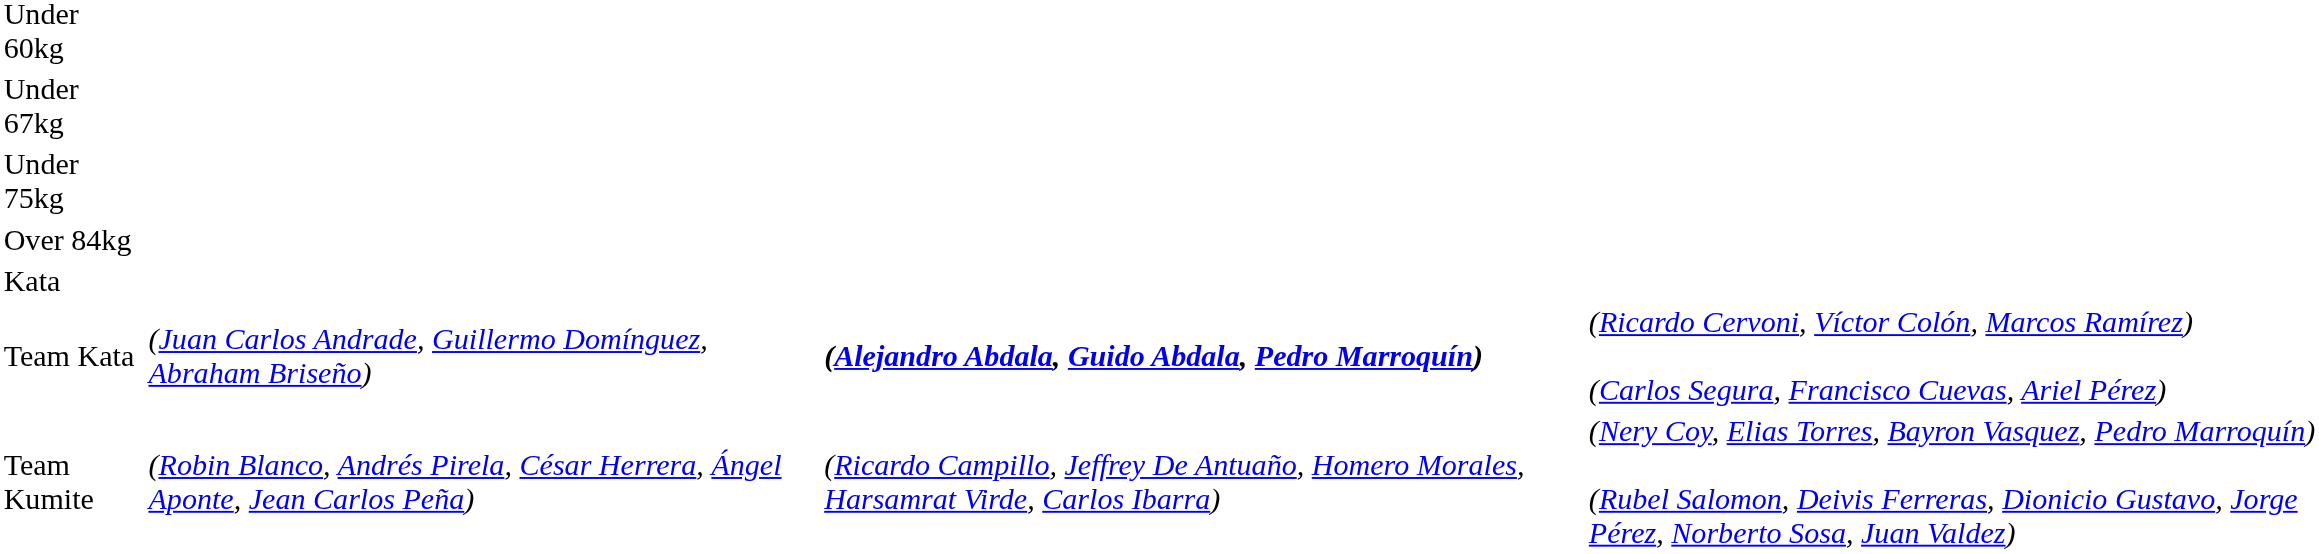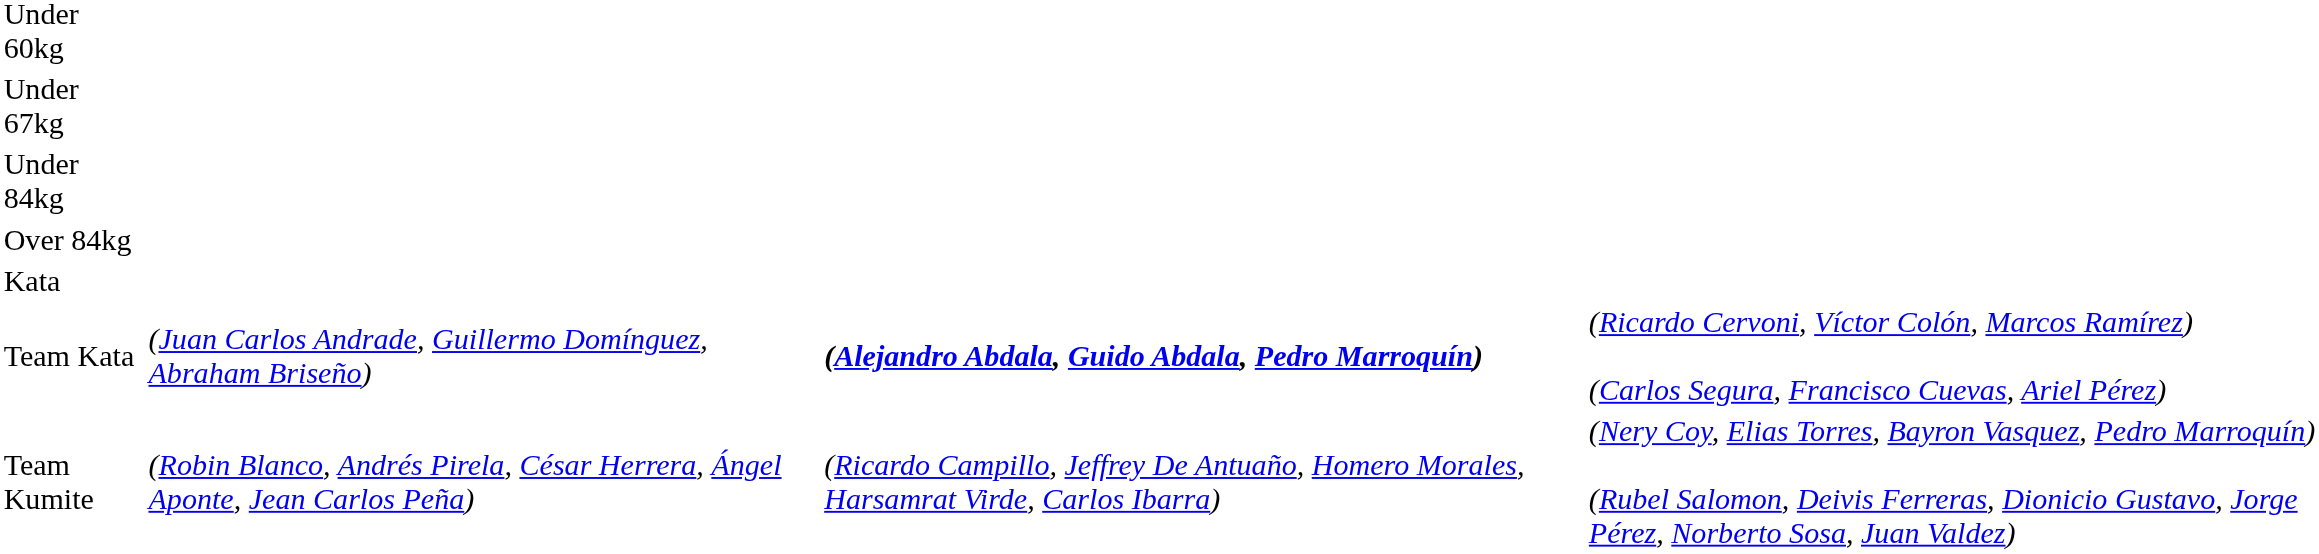- row: (41, 181)
+ row: (41, 181)
